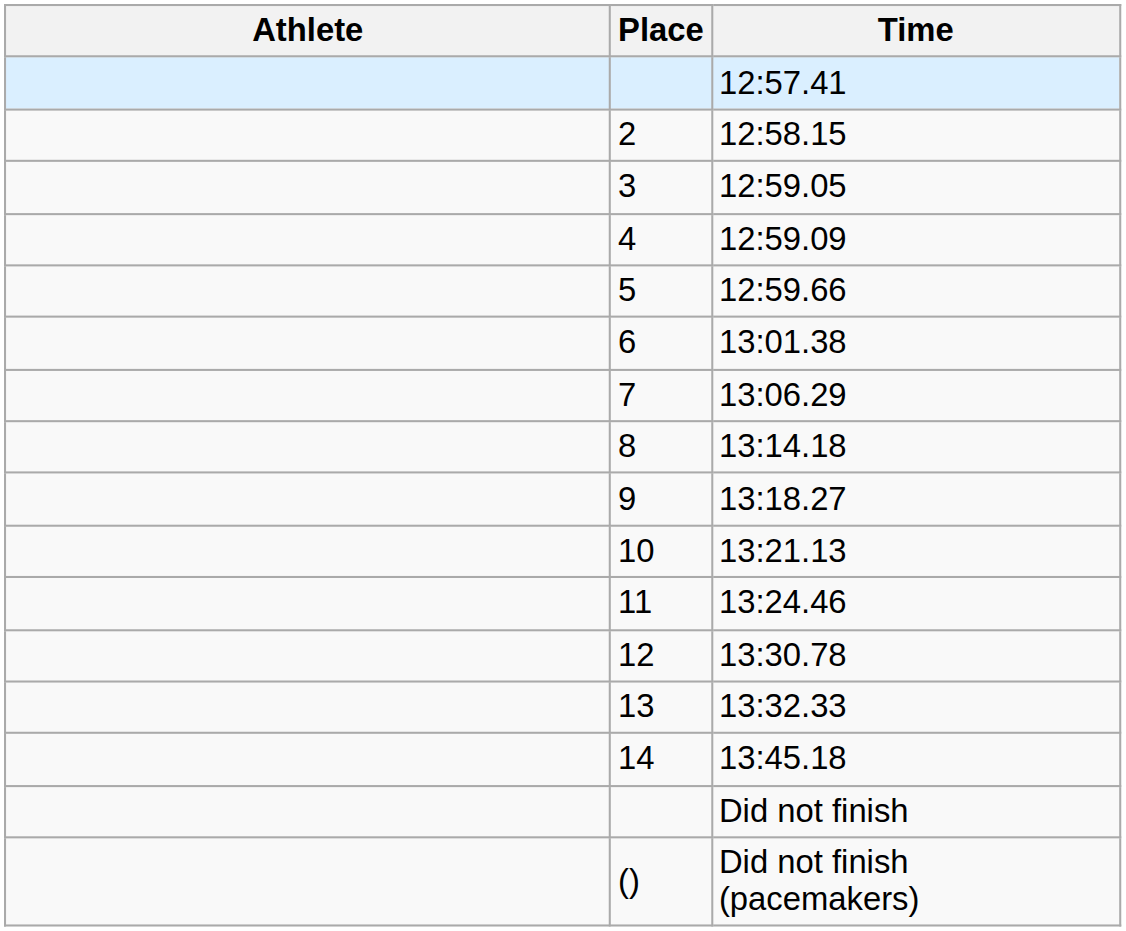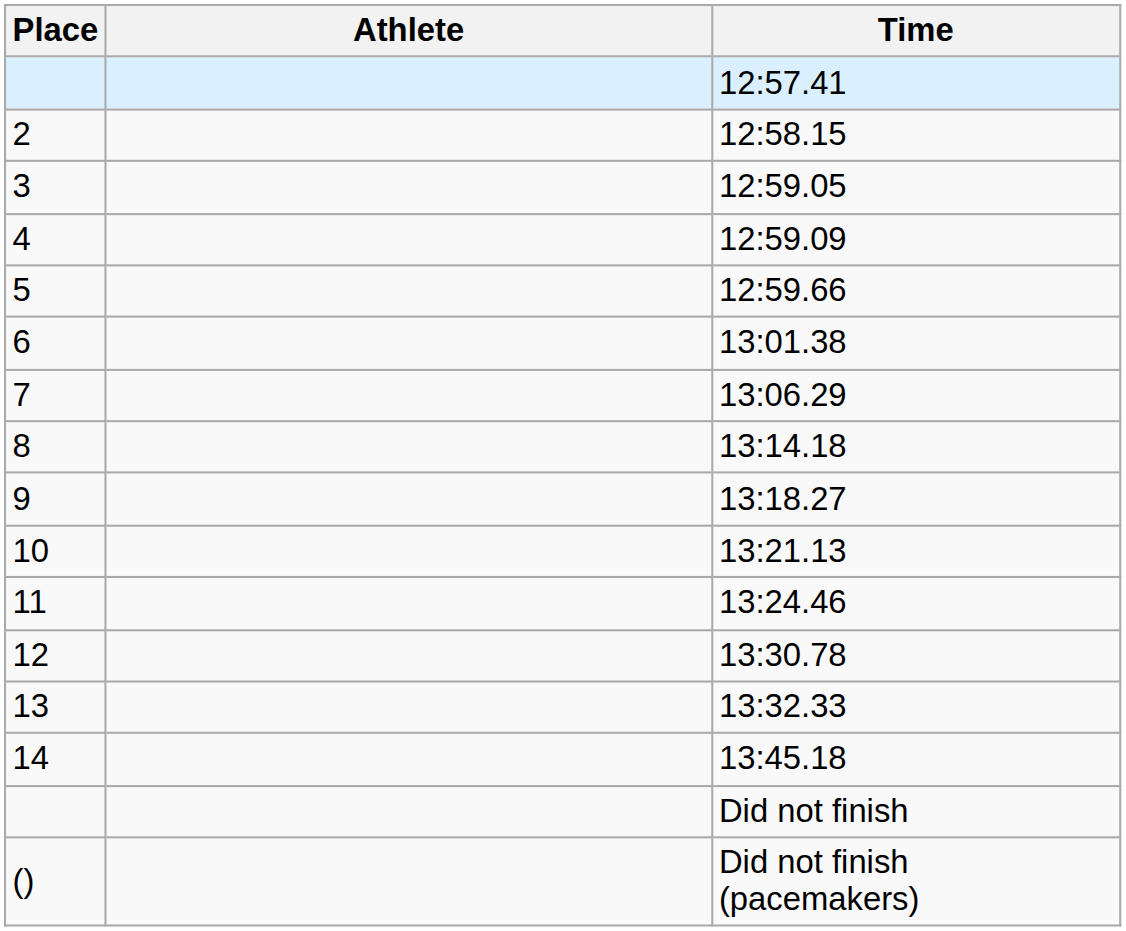columns swapped: (661, 30) <-> (308, 30)
